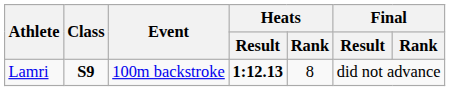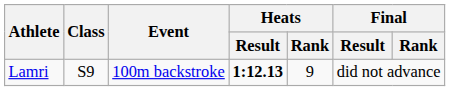(86, 72) bold -> (86, 72) normal
(310, 72) 8 -> (310, 72) 9
